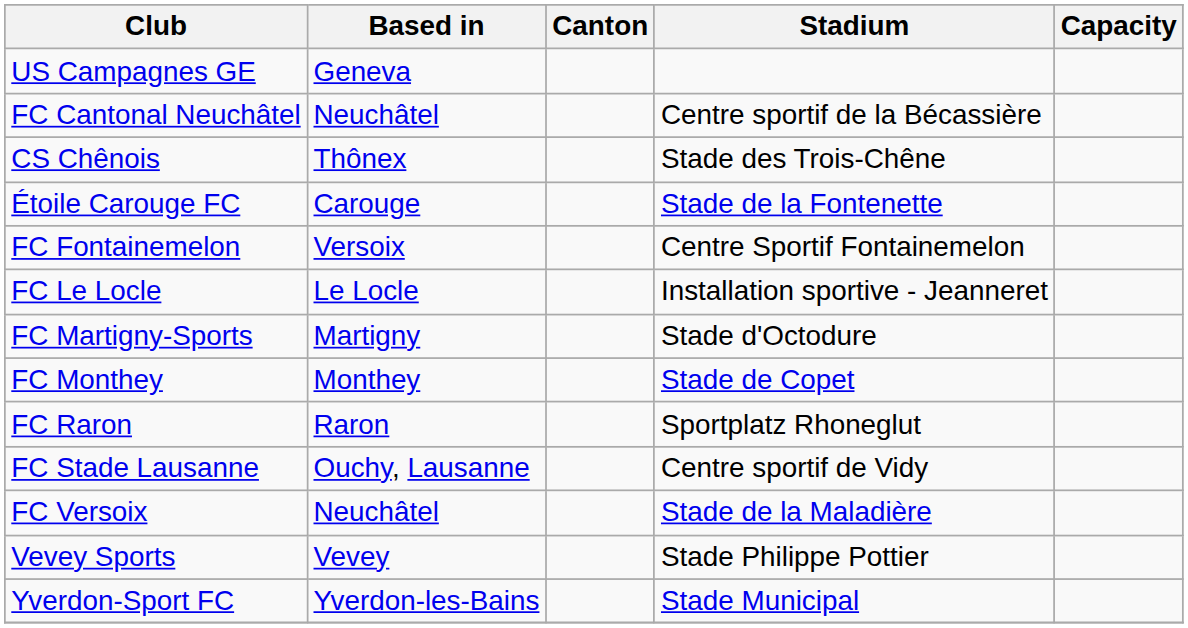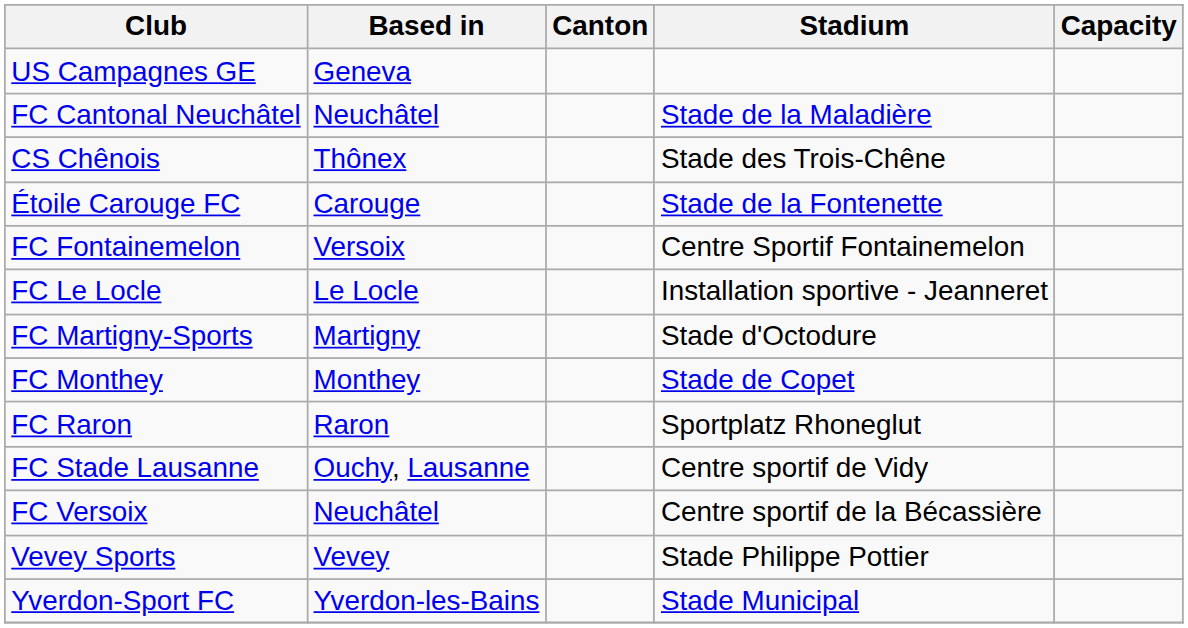(851, 114) Centre sportif de la Bécassière -> (796, 114) Stade de la Maladière
(796, 512) Stade de la Maladière -> (851, 512) Centre sportif de la Bécassière
